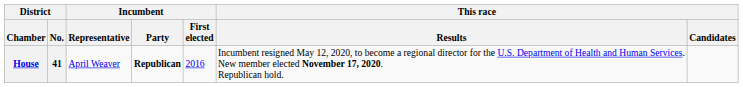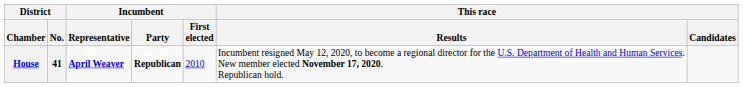(94, 64) normal -> (96, 64) bold
(195, 64) 2016 -> (195, 64) 2010
